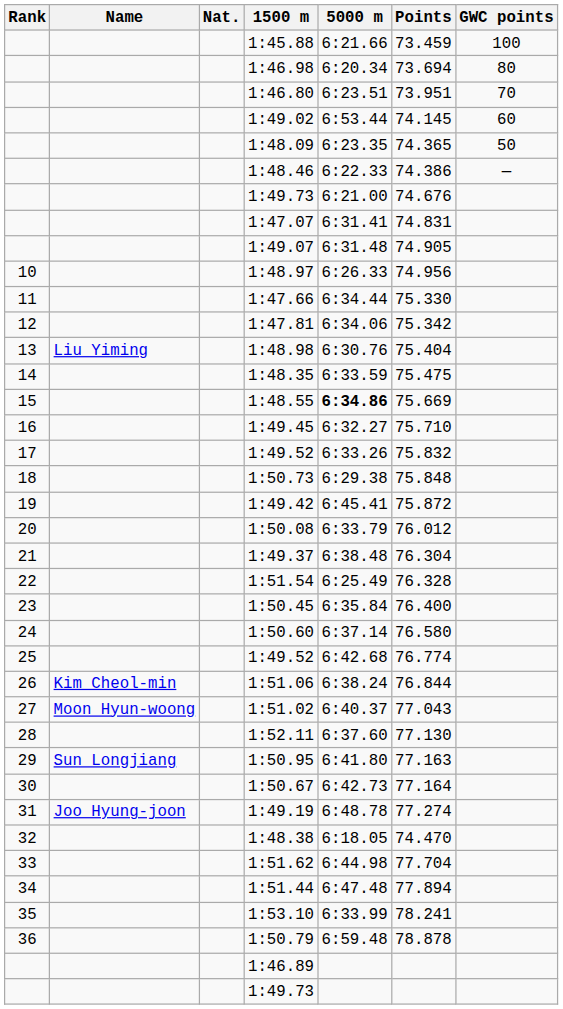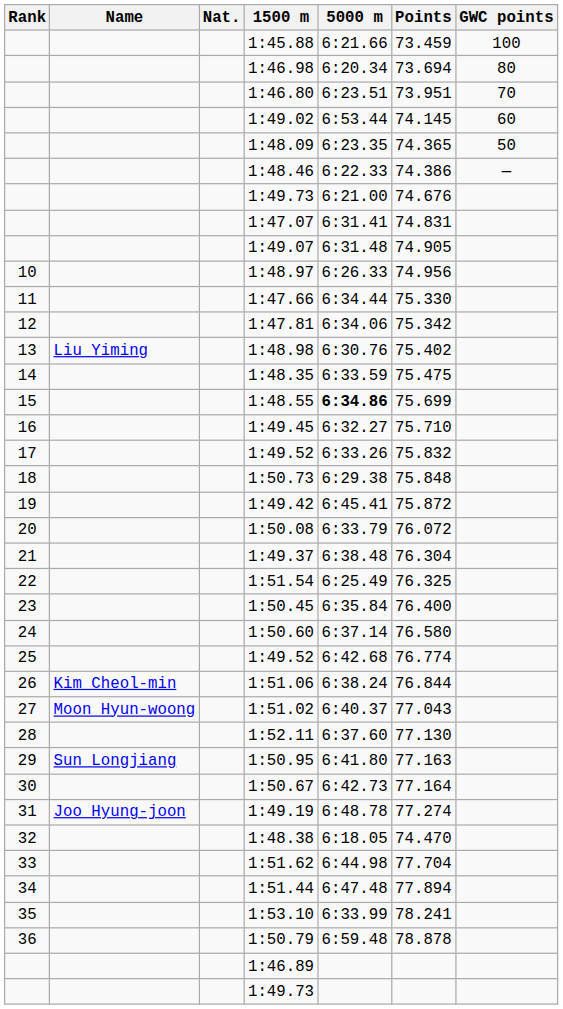(423, 351) 75.404 -> (423, 351) 75.402
(423, 402) 75.669 -> (423, 402) 75.699
(423, 530) 76.012 -> (423, 530) 76.072
(423, 581) 76.328 -> (423, 581) 76.325
